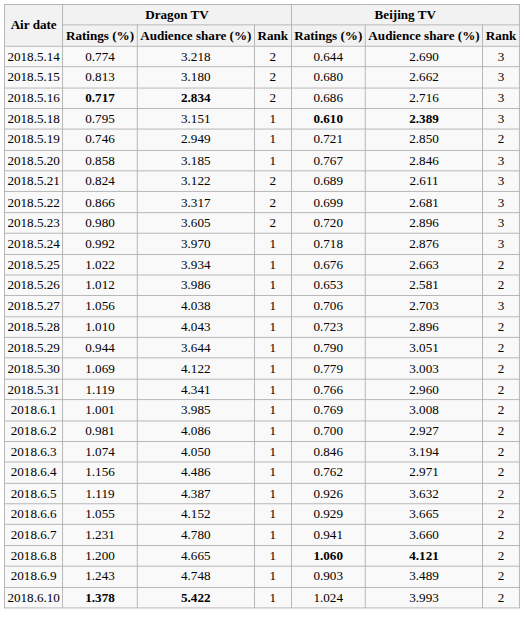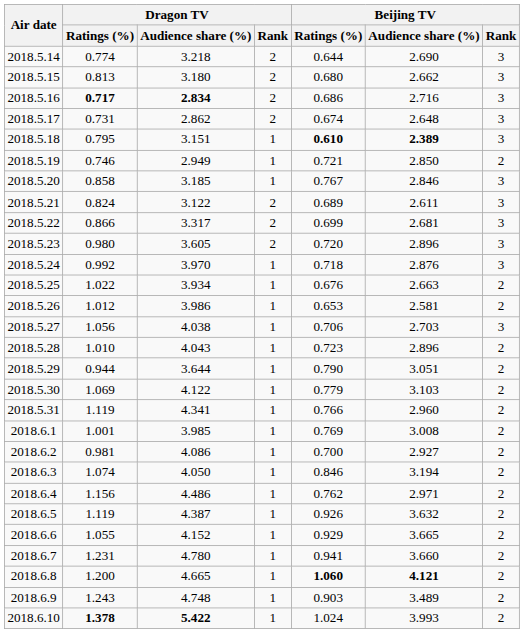+ row: (34, 118)
(424, 368) 3.003 -> (424, 389) 3.103
